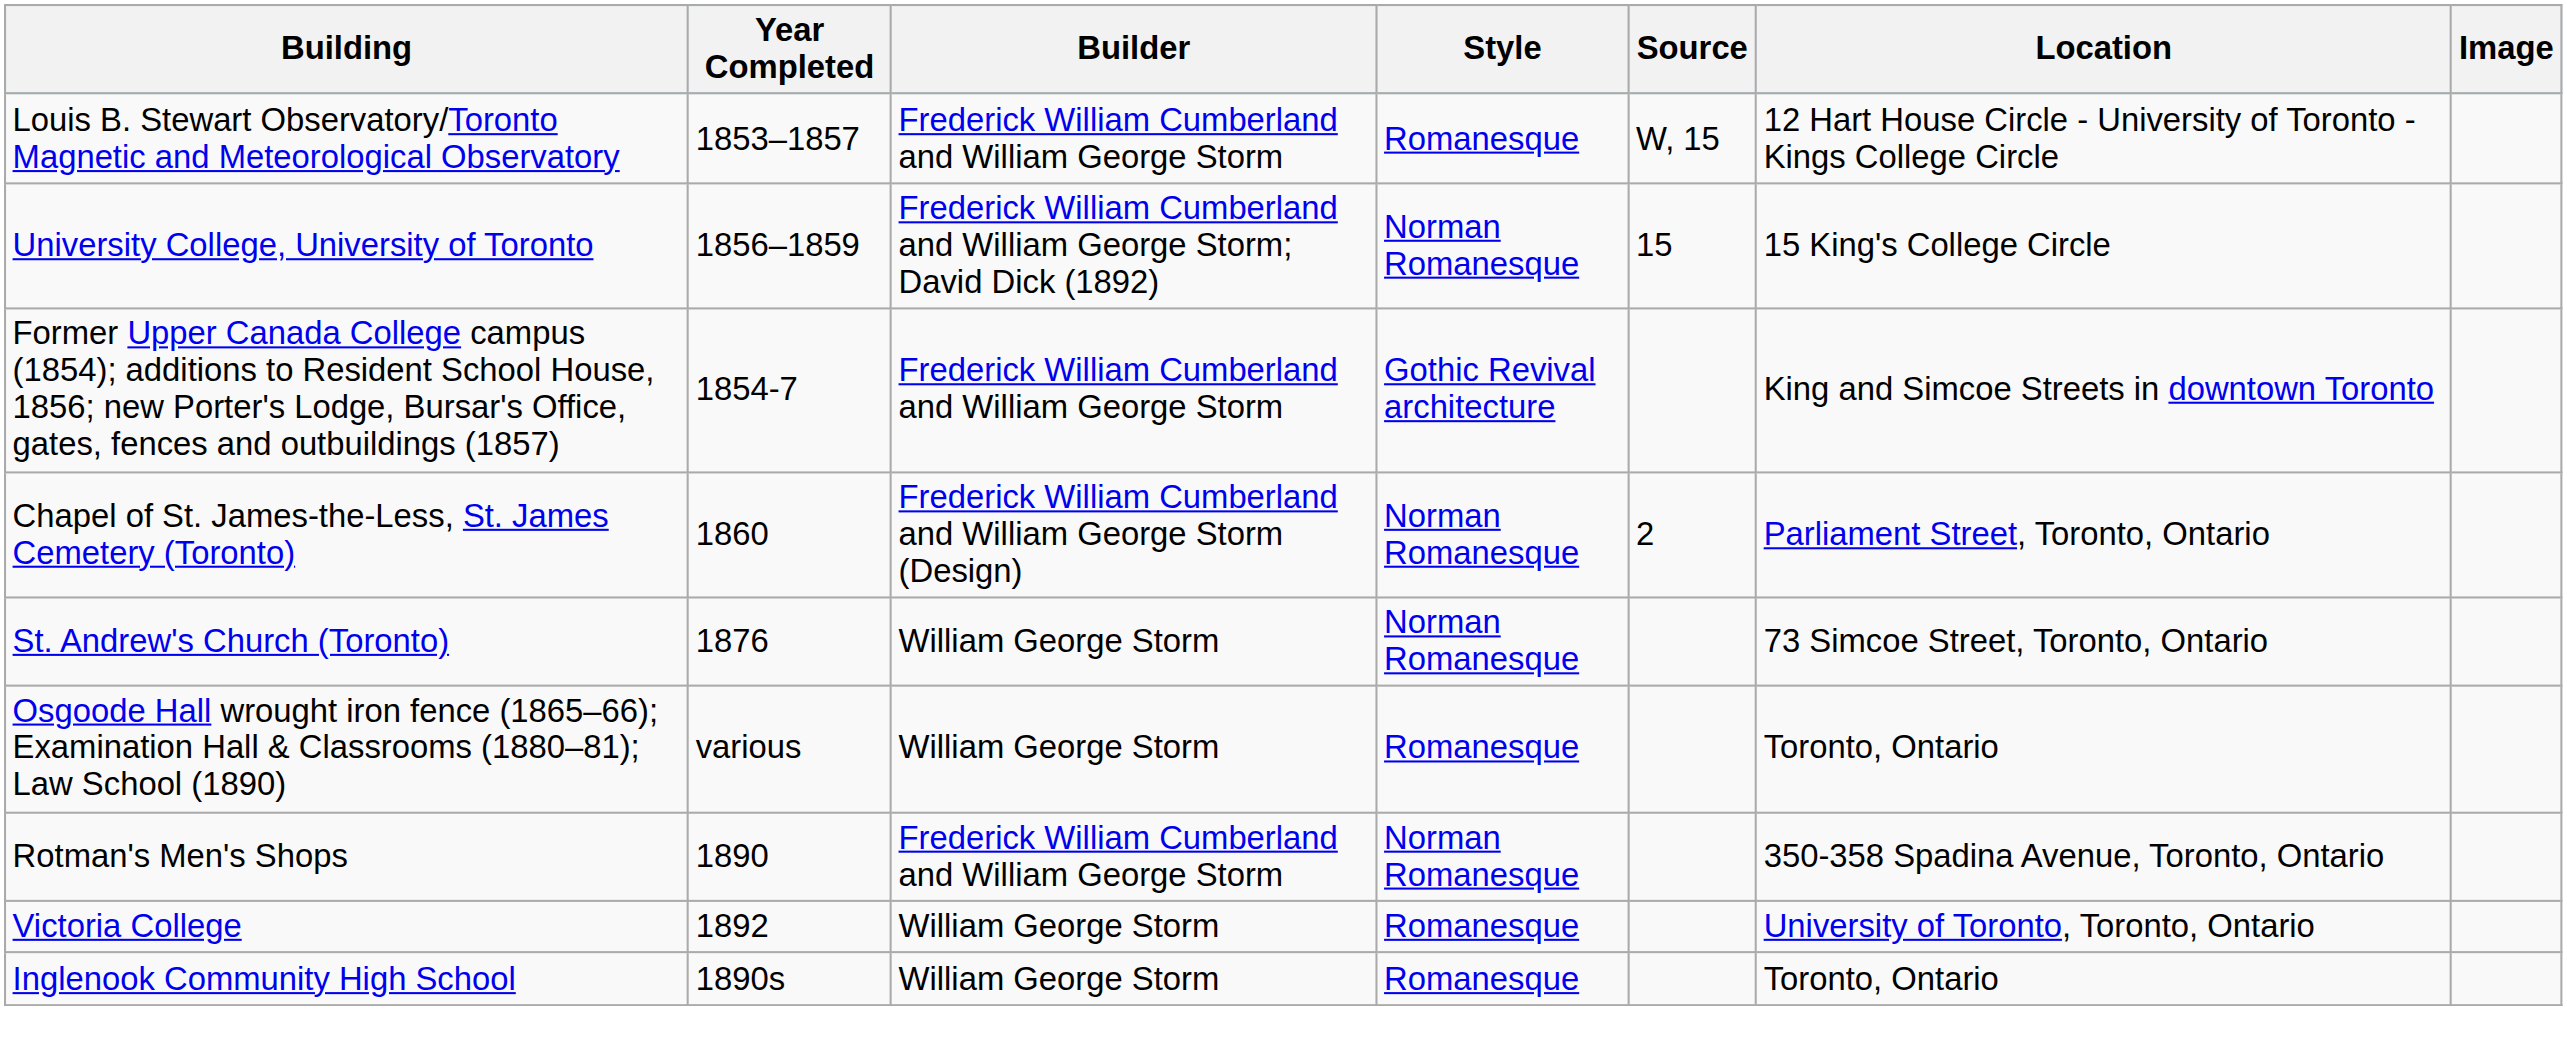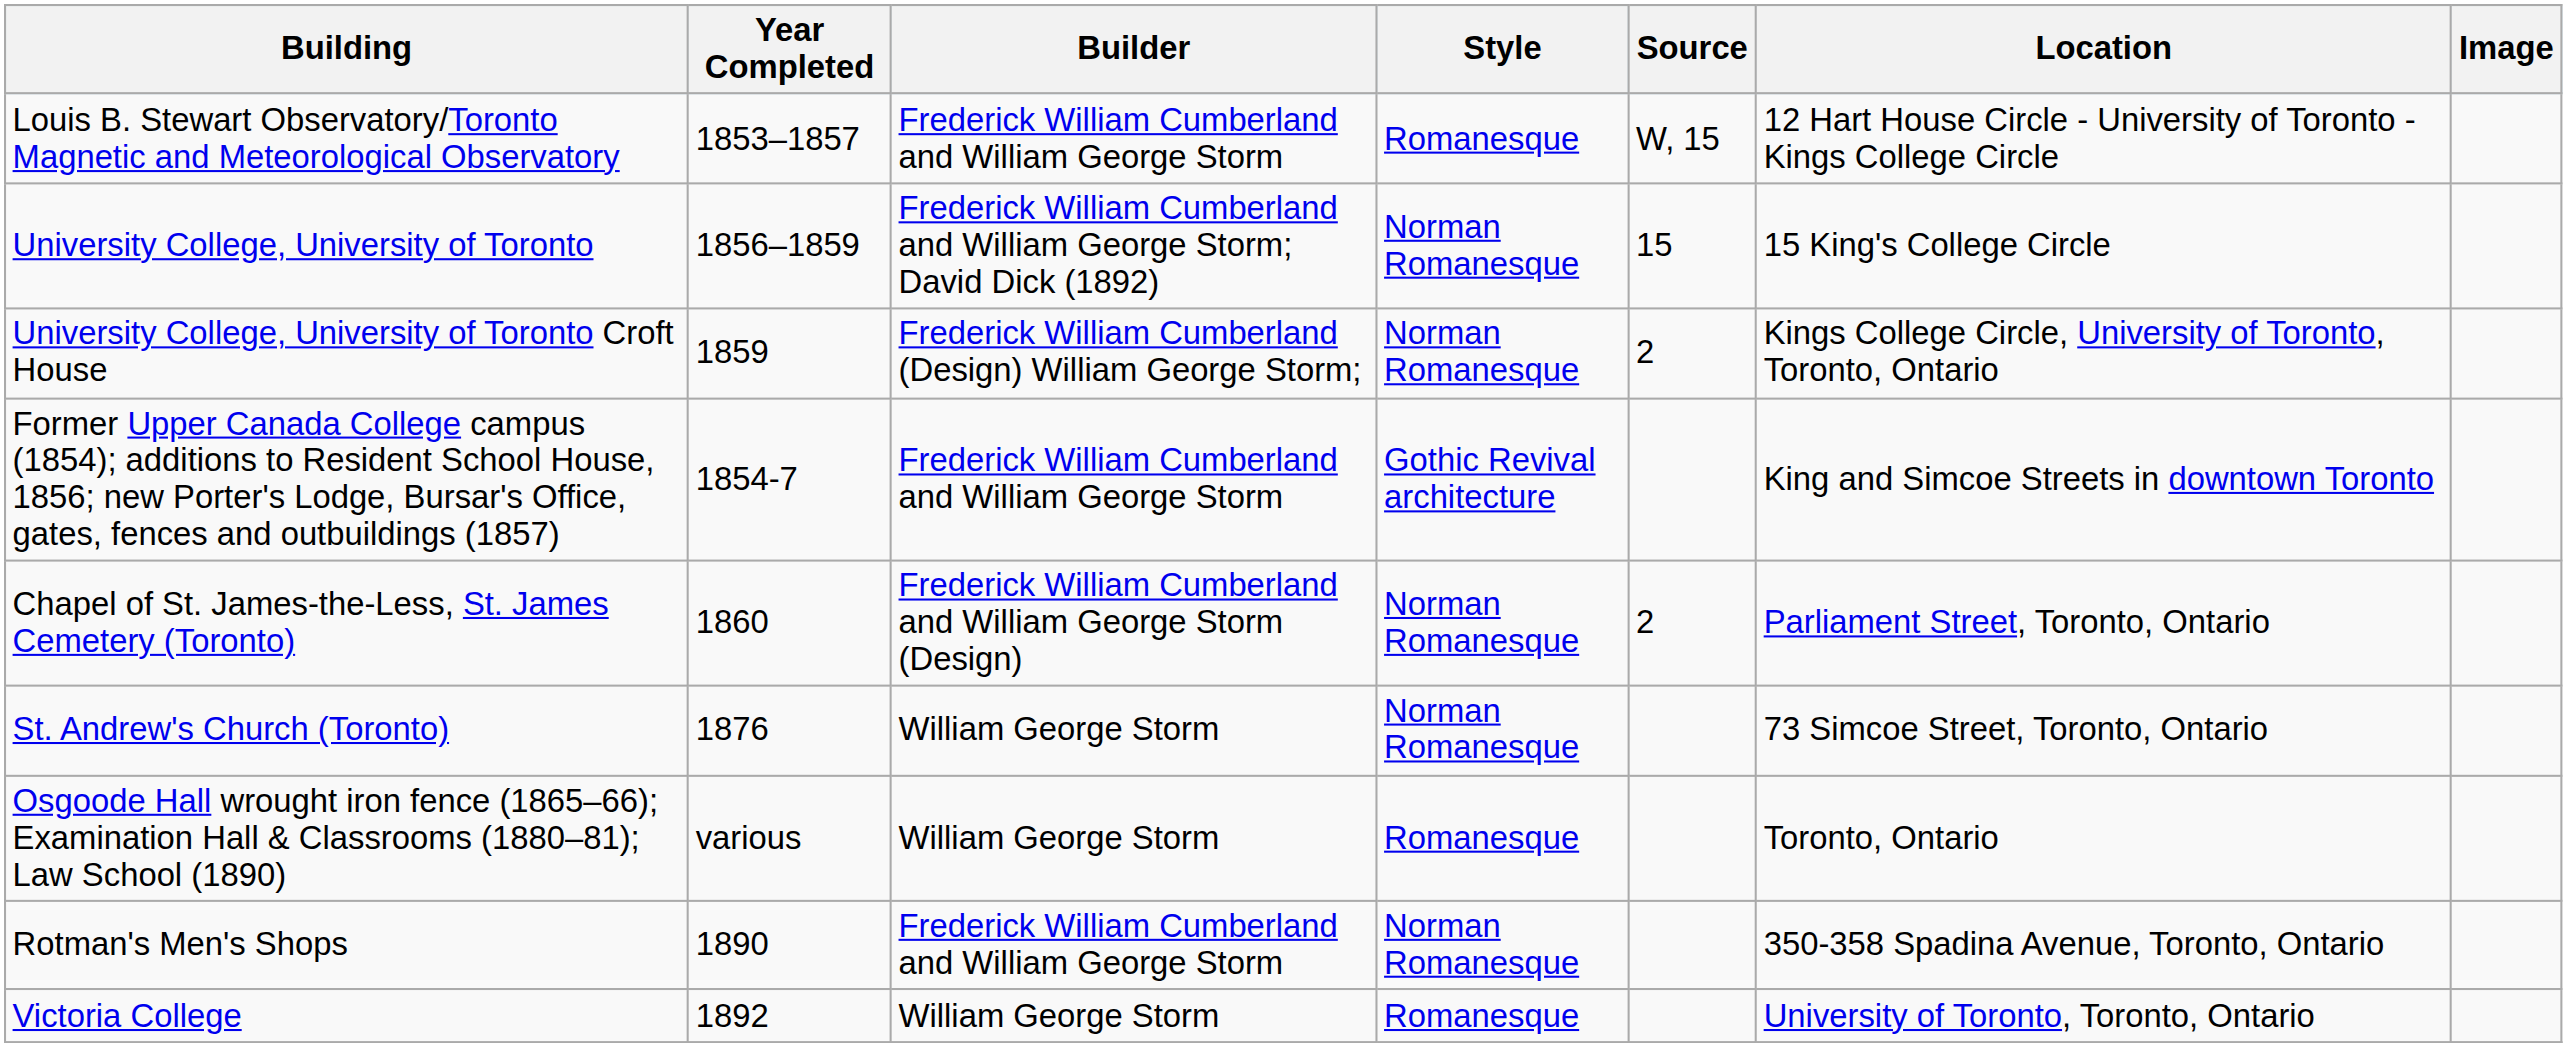+ row: (343, 352)
- row: (264, 978)
